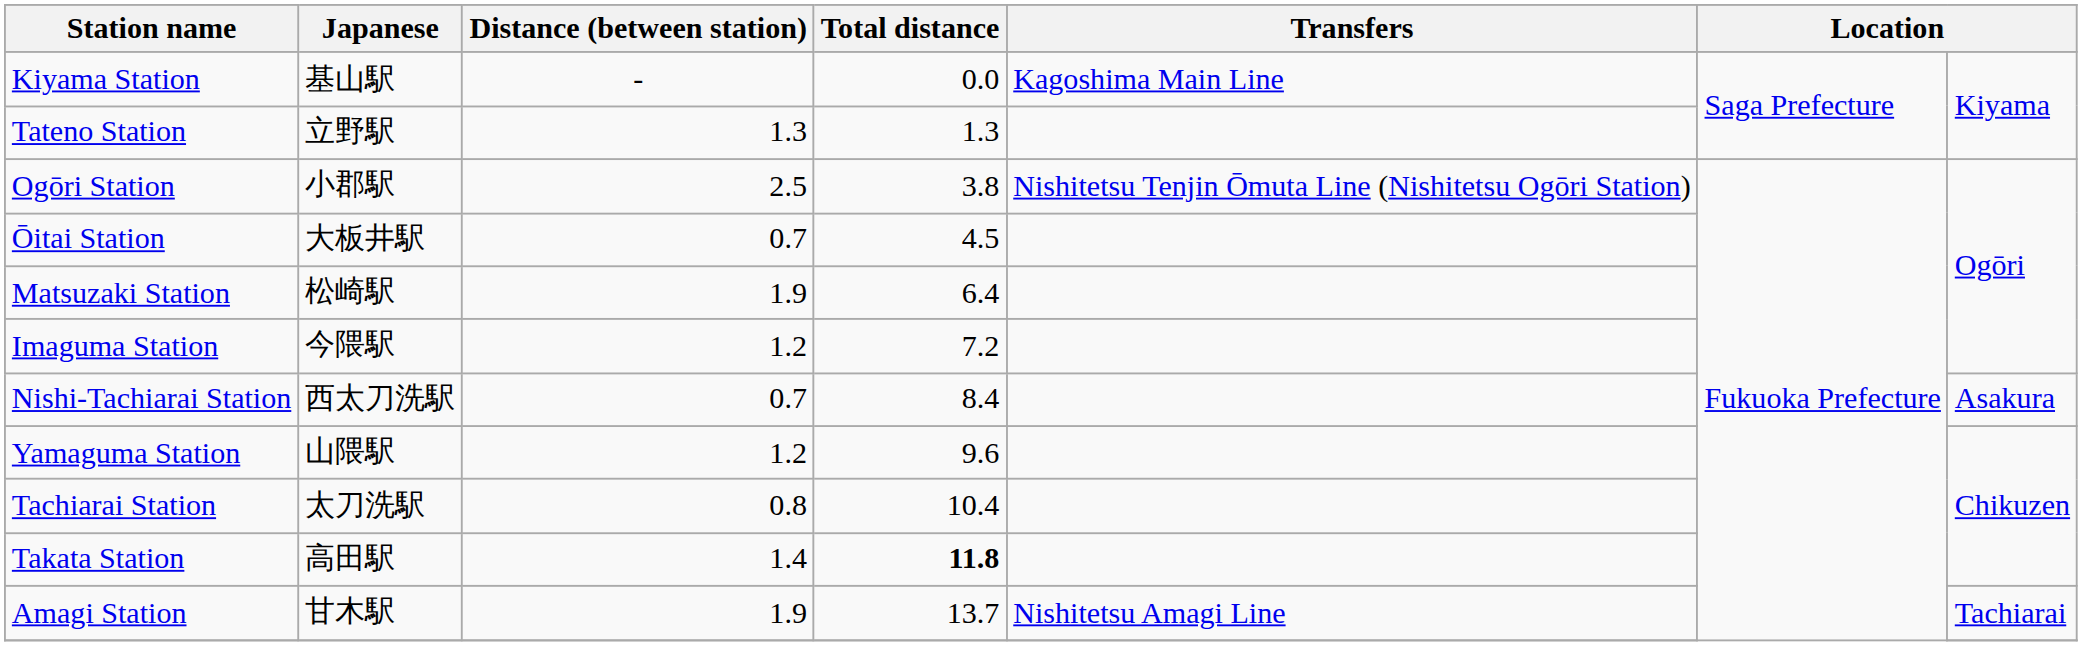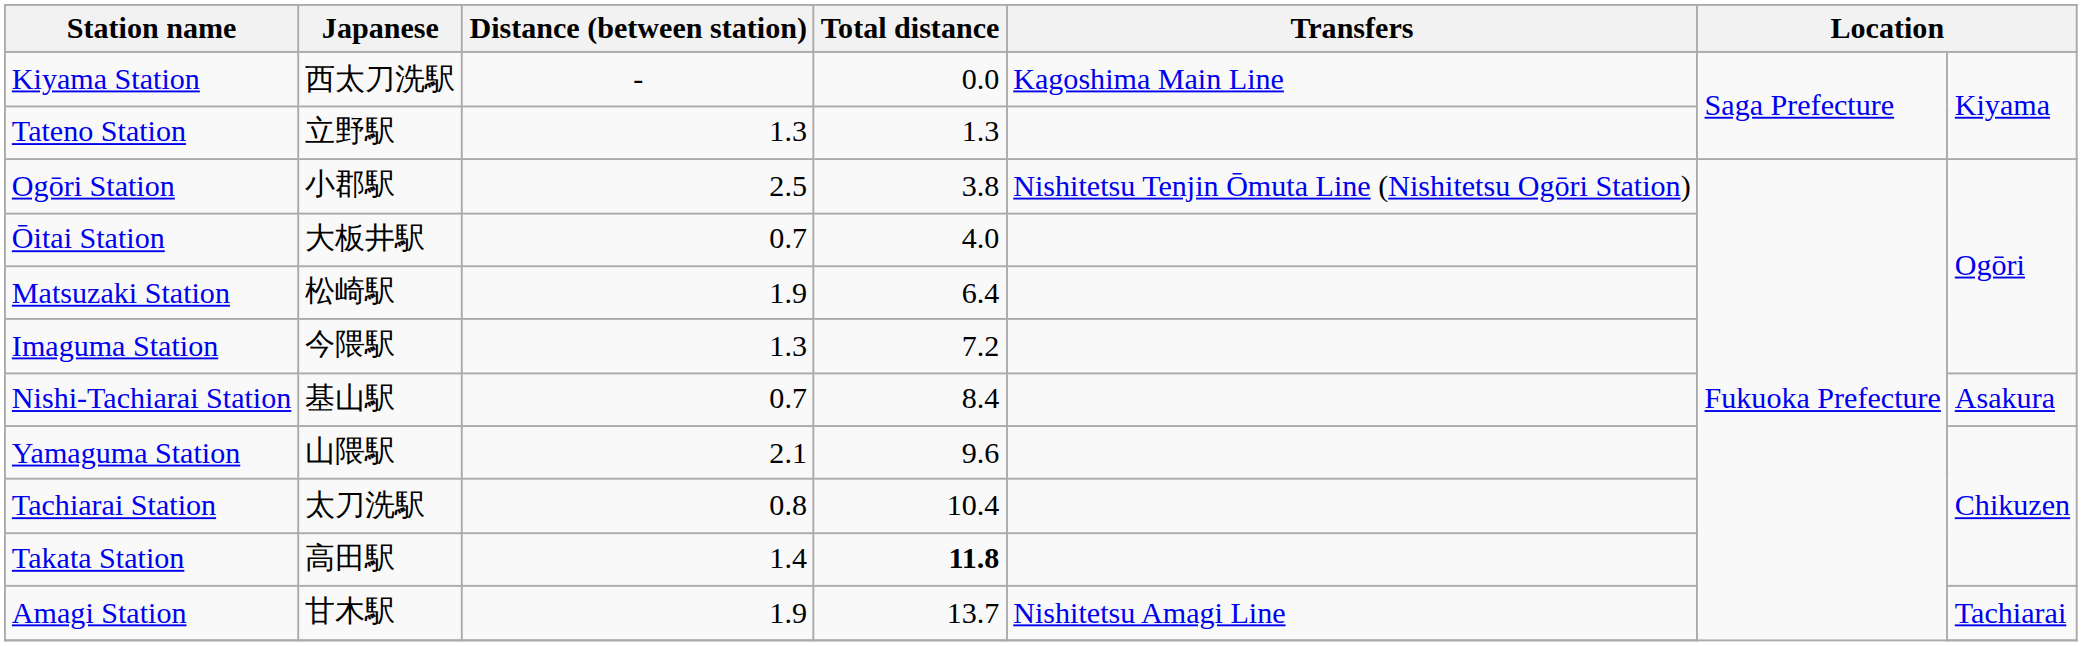(350, 77) 基山駅 -> (380, 77) 西太刀洗駅
(981, 238) 4.5 -> (981, 238) 4.0
(788, 345) 1.2 -> (788, 345) 1.3
(380, 398) 西太刀洗駅 -> (350, 398) 基山駅
(788, 452) 1.2 -> (788, 452) 2.1
